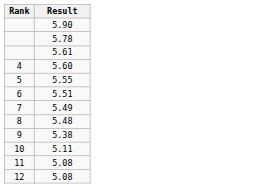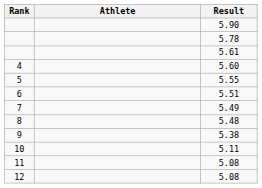+ column: (118, 11)
